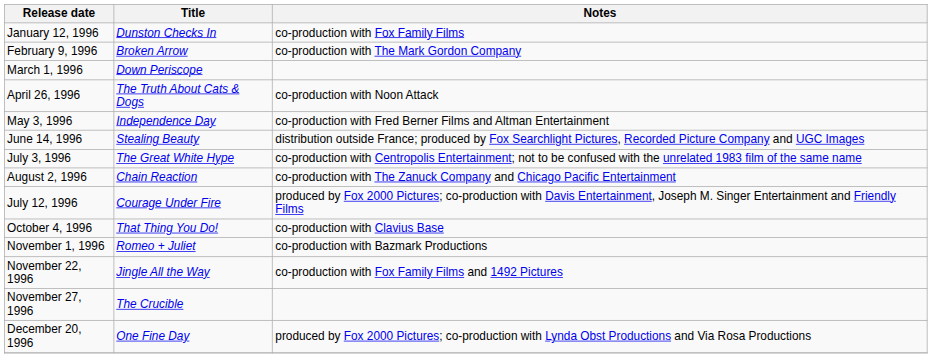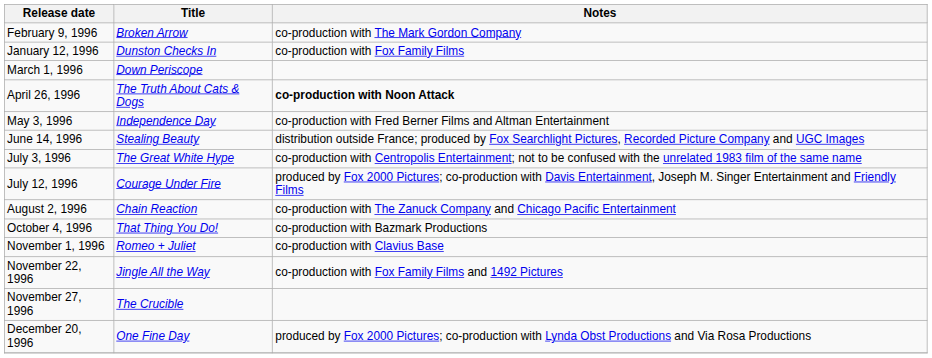rows swapped: (53, 32) <-> (52, 51)
(357, 95) normal -> (365, 95) bold
rows swapped: (42, 202) <-> (47, 177)
(360, 228) co-production with Clavius Base -> (381, 228) co-production with Bazmark Productions
(381, 247) co-production with Bazmark Productions -> (360, 247) co-production with Clavius Base
